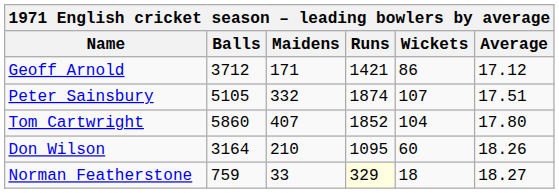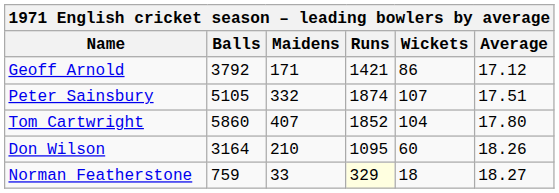(230, 70) 3712 -> (230, 70) 3792
